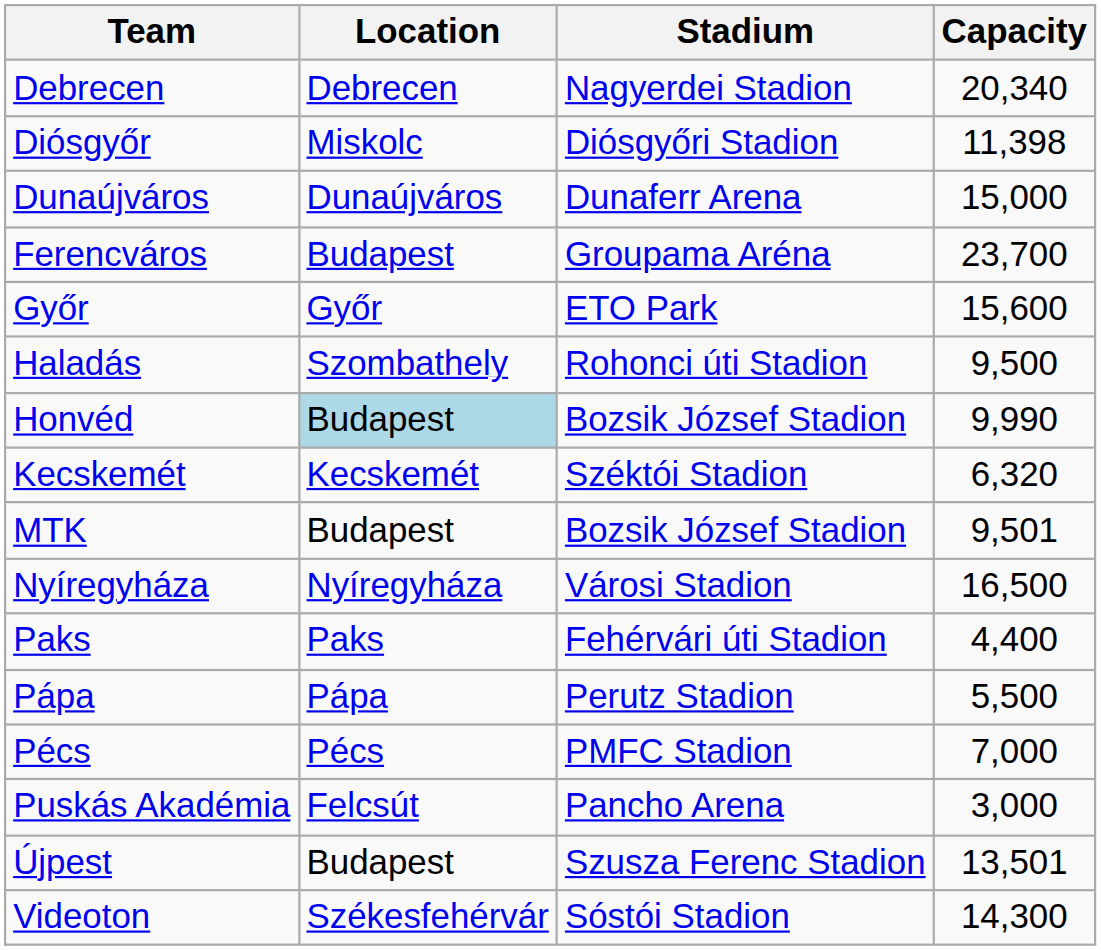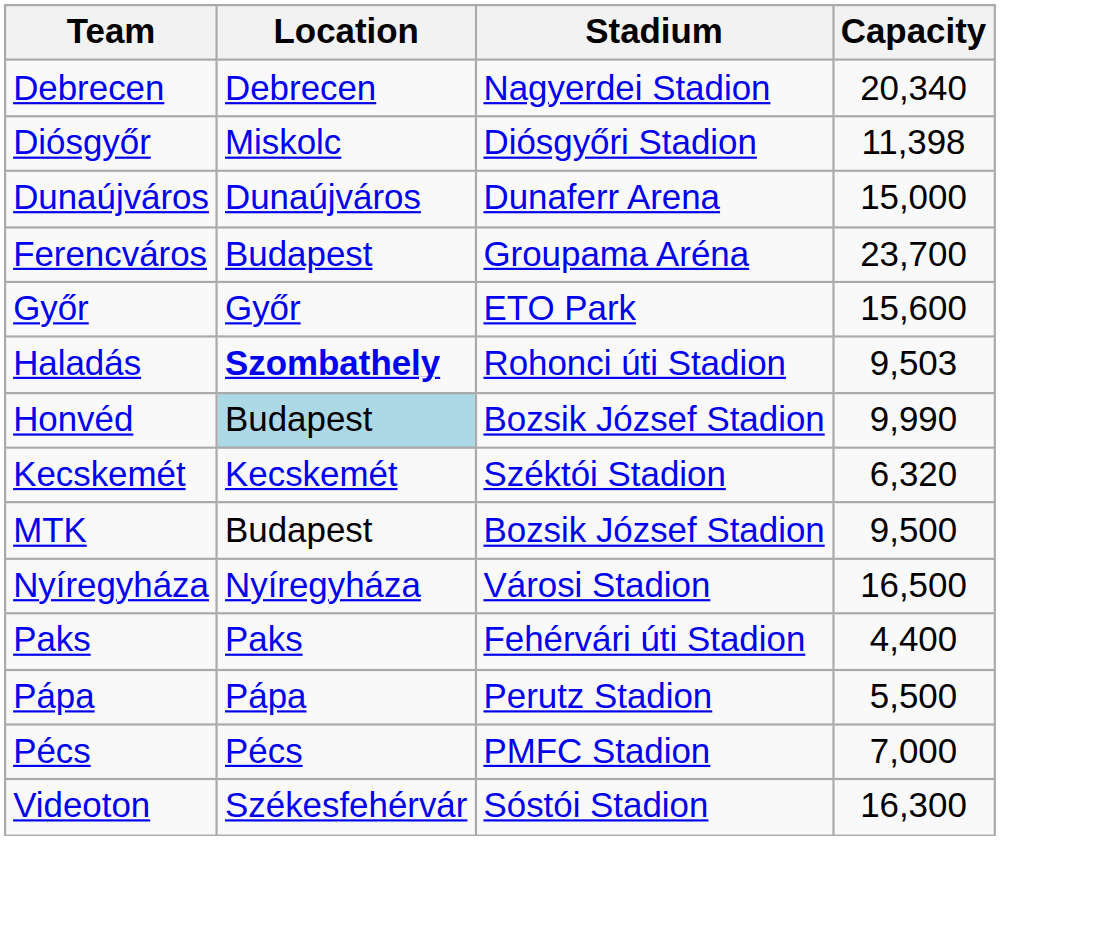(407, 364) normal -> (333, 364) bold
(1014, 364) 9,500 -> (913, 364) 9,503
(1014, 530) 9,501 -> (913, 530) 9,500
- row: (152, 806)
- row: (63, 861)
(1014, 917) 14,300 -> (913, 806) 16,300
